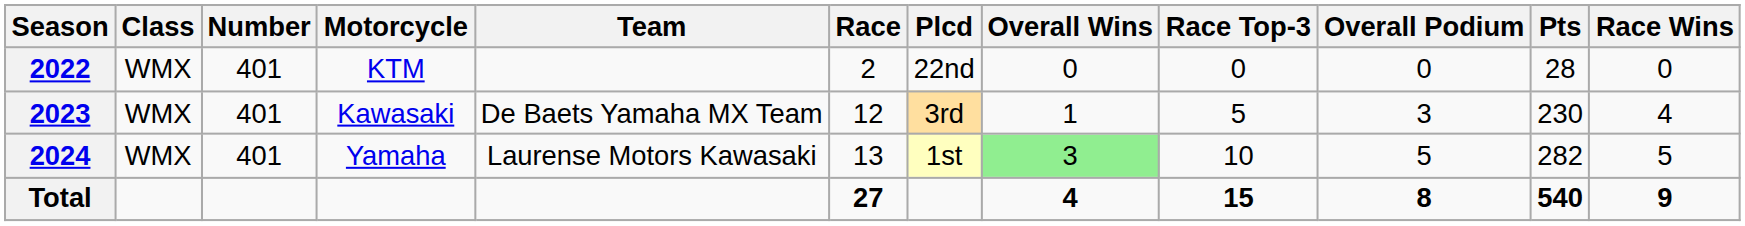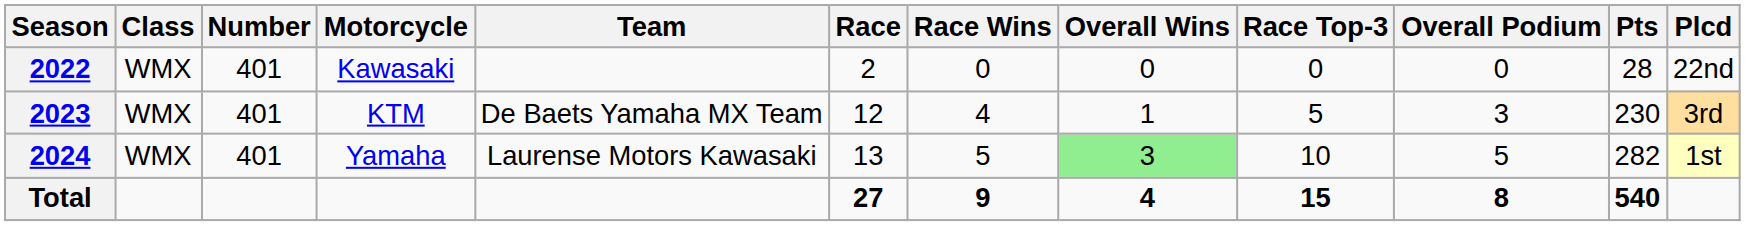columns swapped: (1665, 26) <-> (944, 26)
(396, 69) KTM -> (396, 69) Kawasaki
(396, 112) Kawasaki -> (396, 112) KTM
